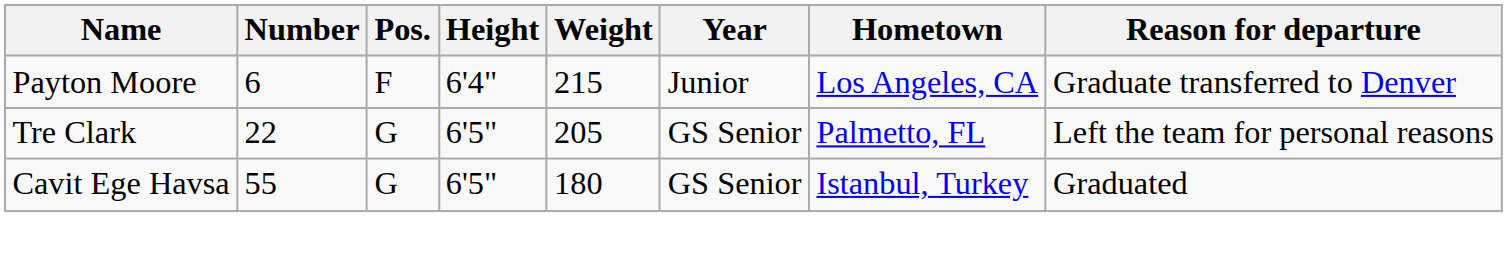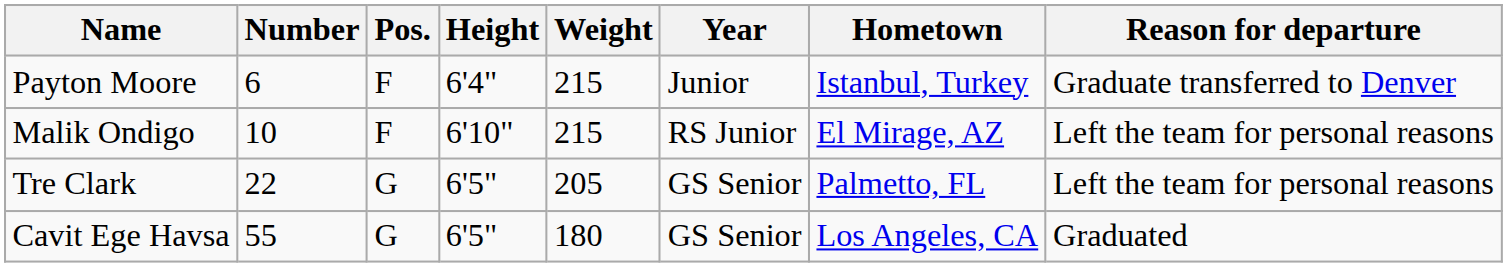(927, 81) Los Angeles, CA -> (922, 81) Istanbul, Turkey
+ row: (104, 132)
(922, 183) Istanbul, Turkey -> (927, 235) Los Angeles, CA
